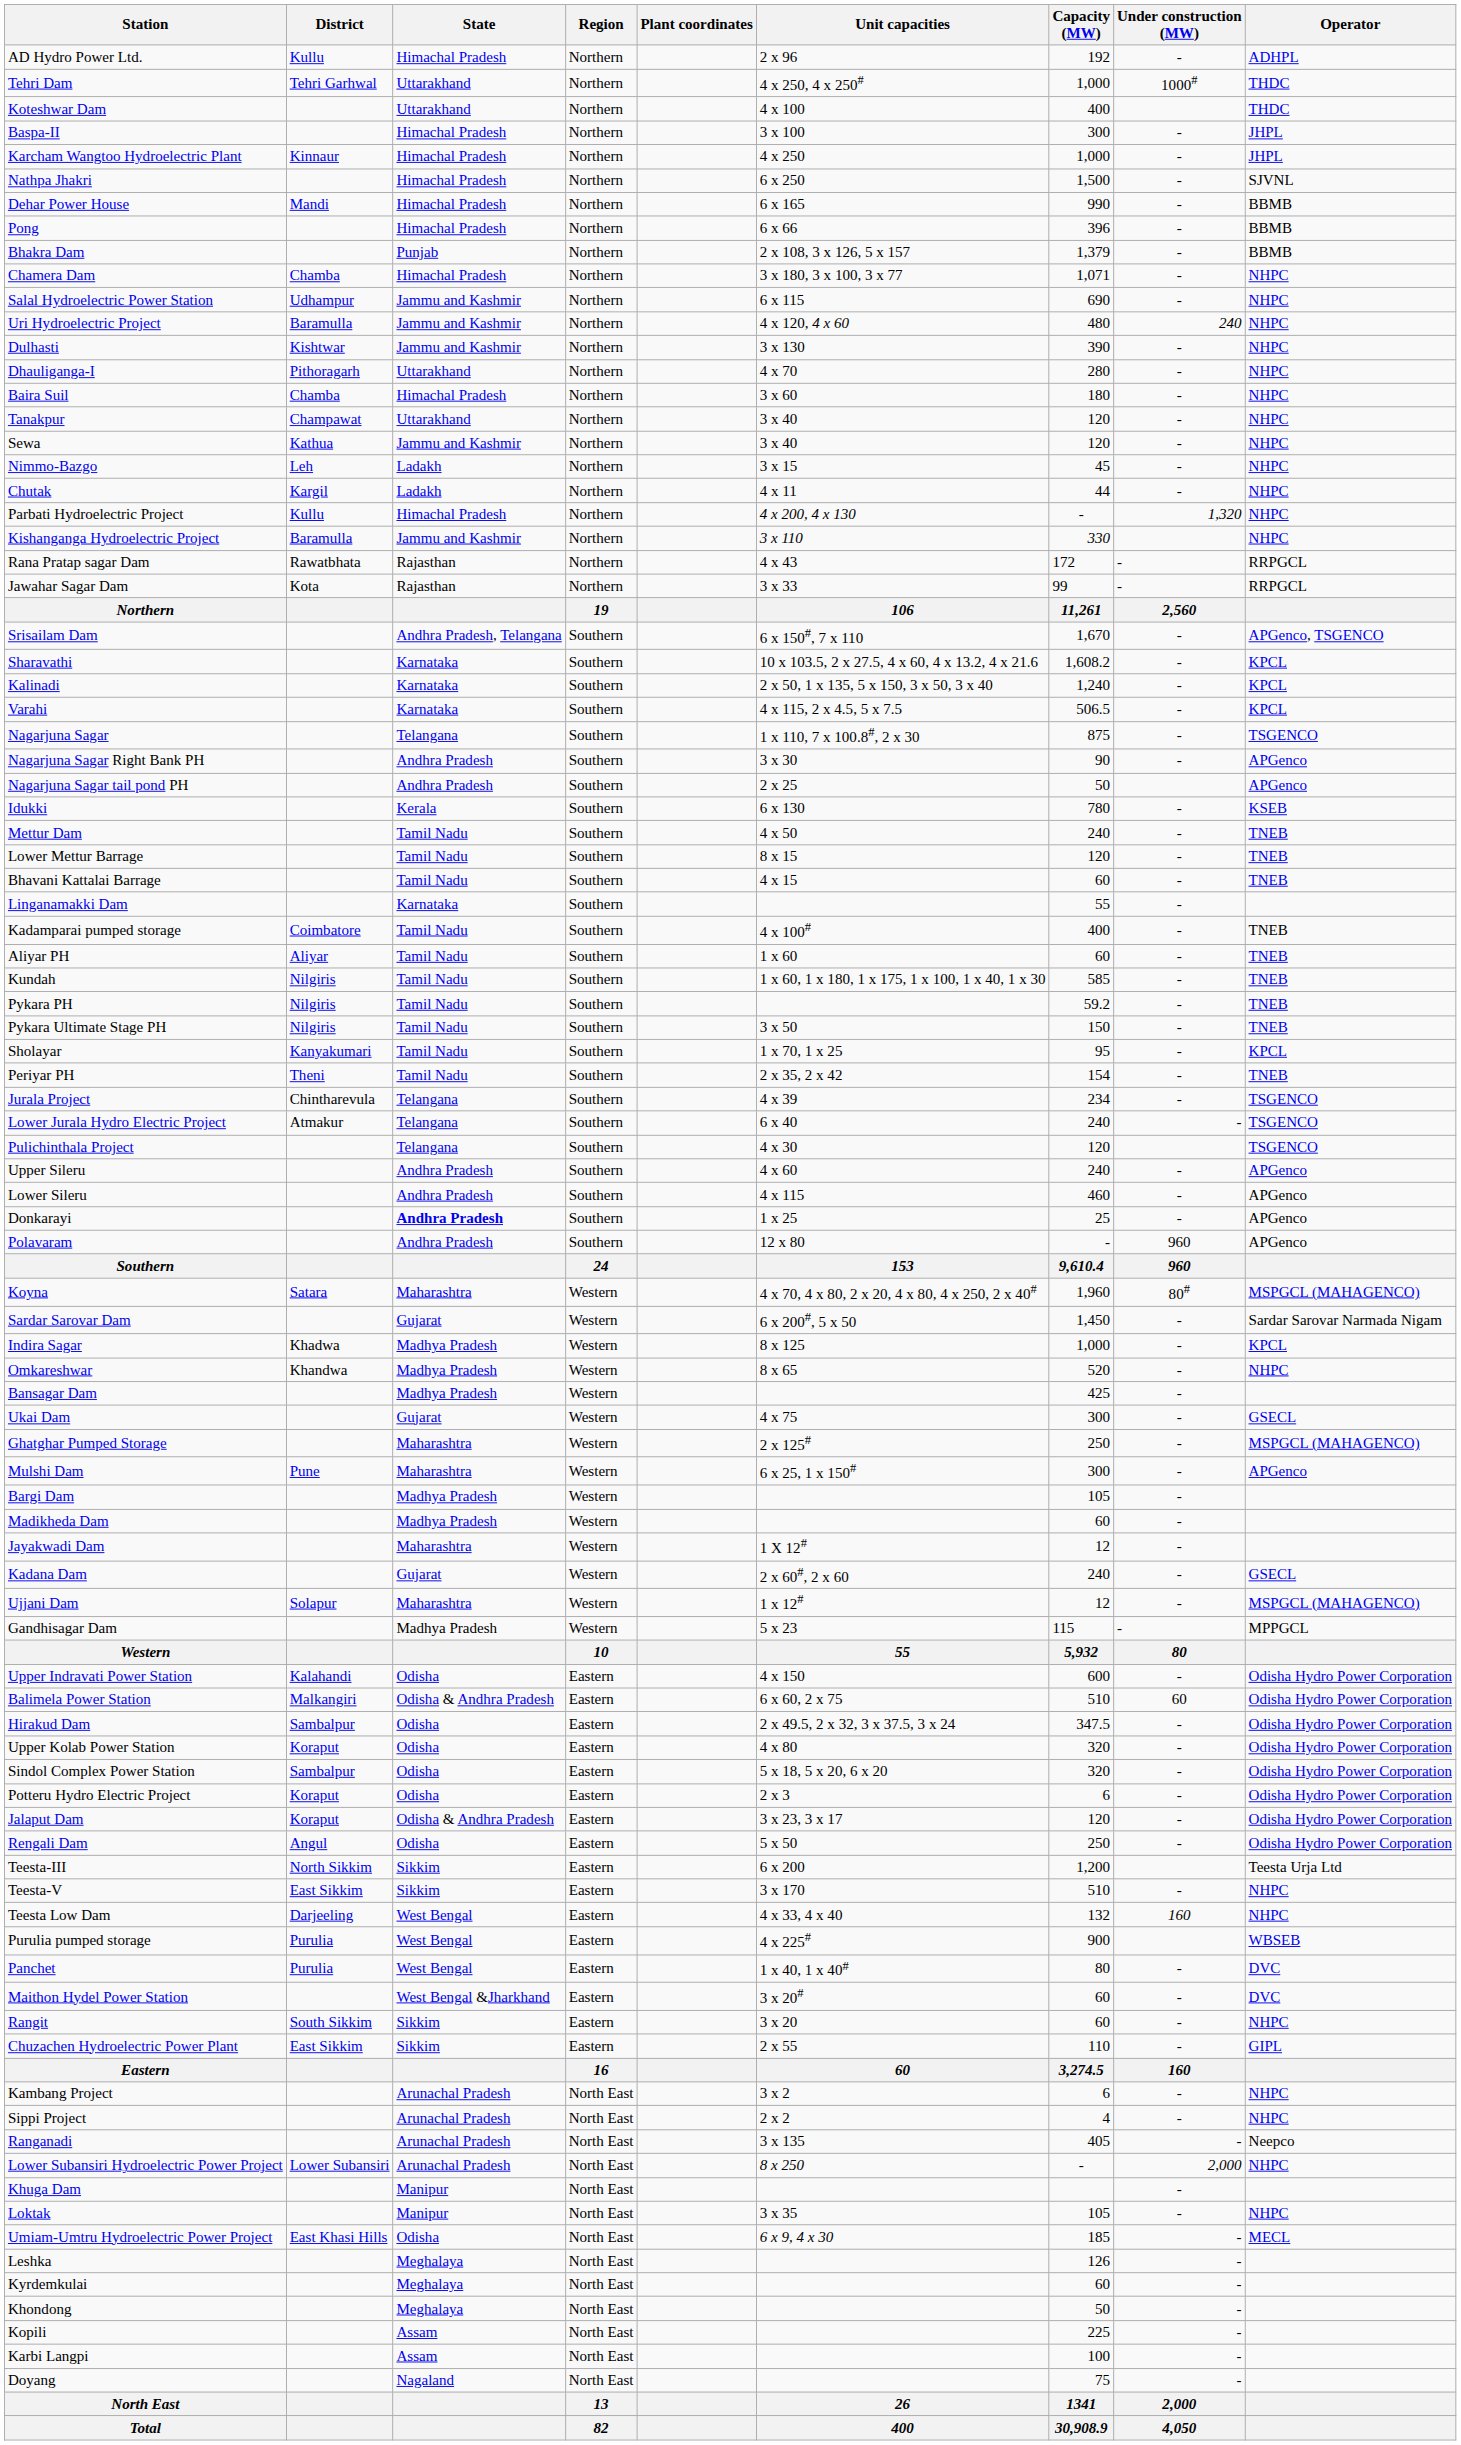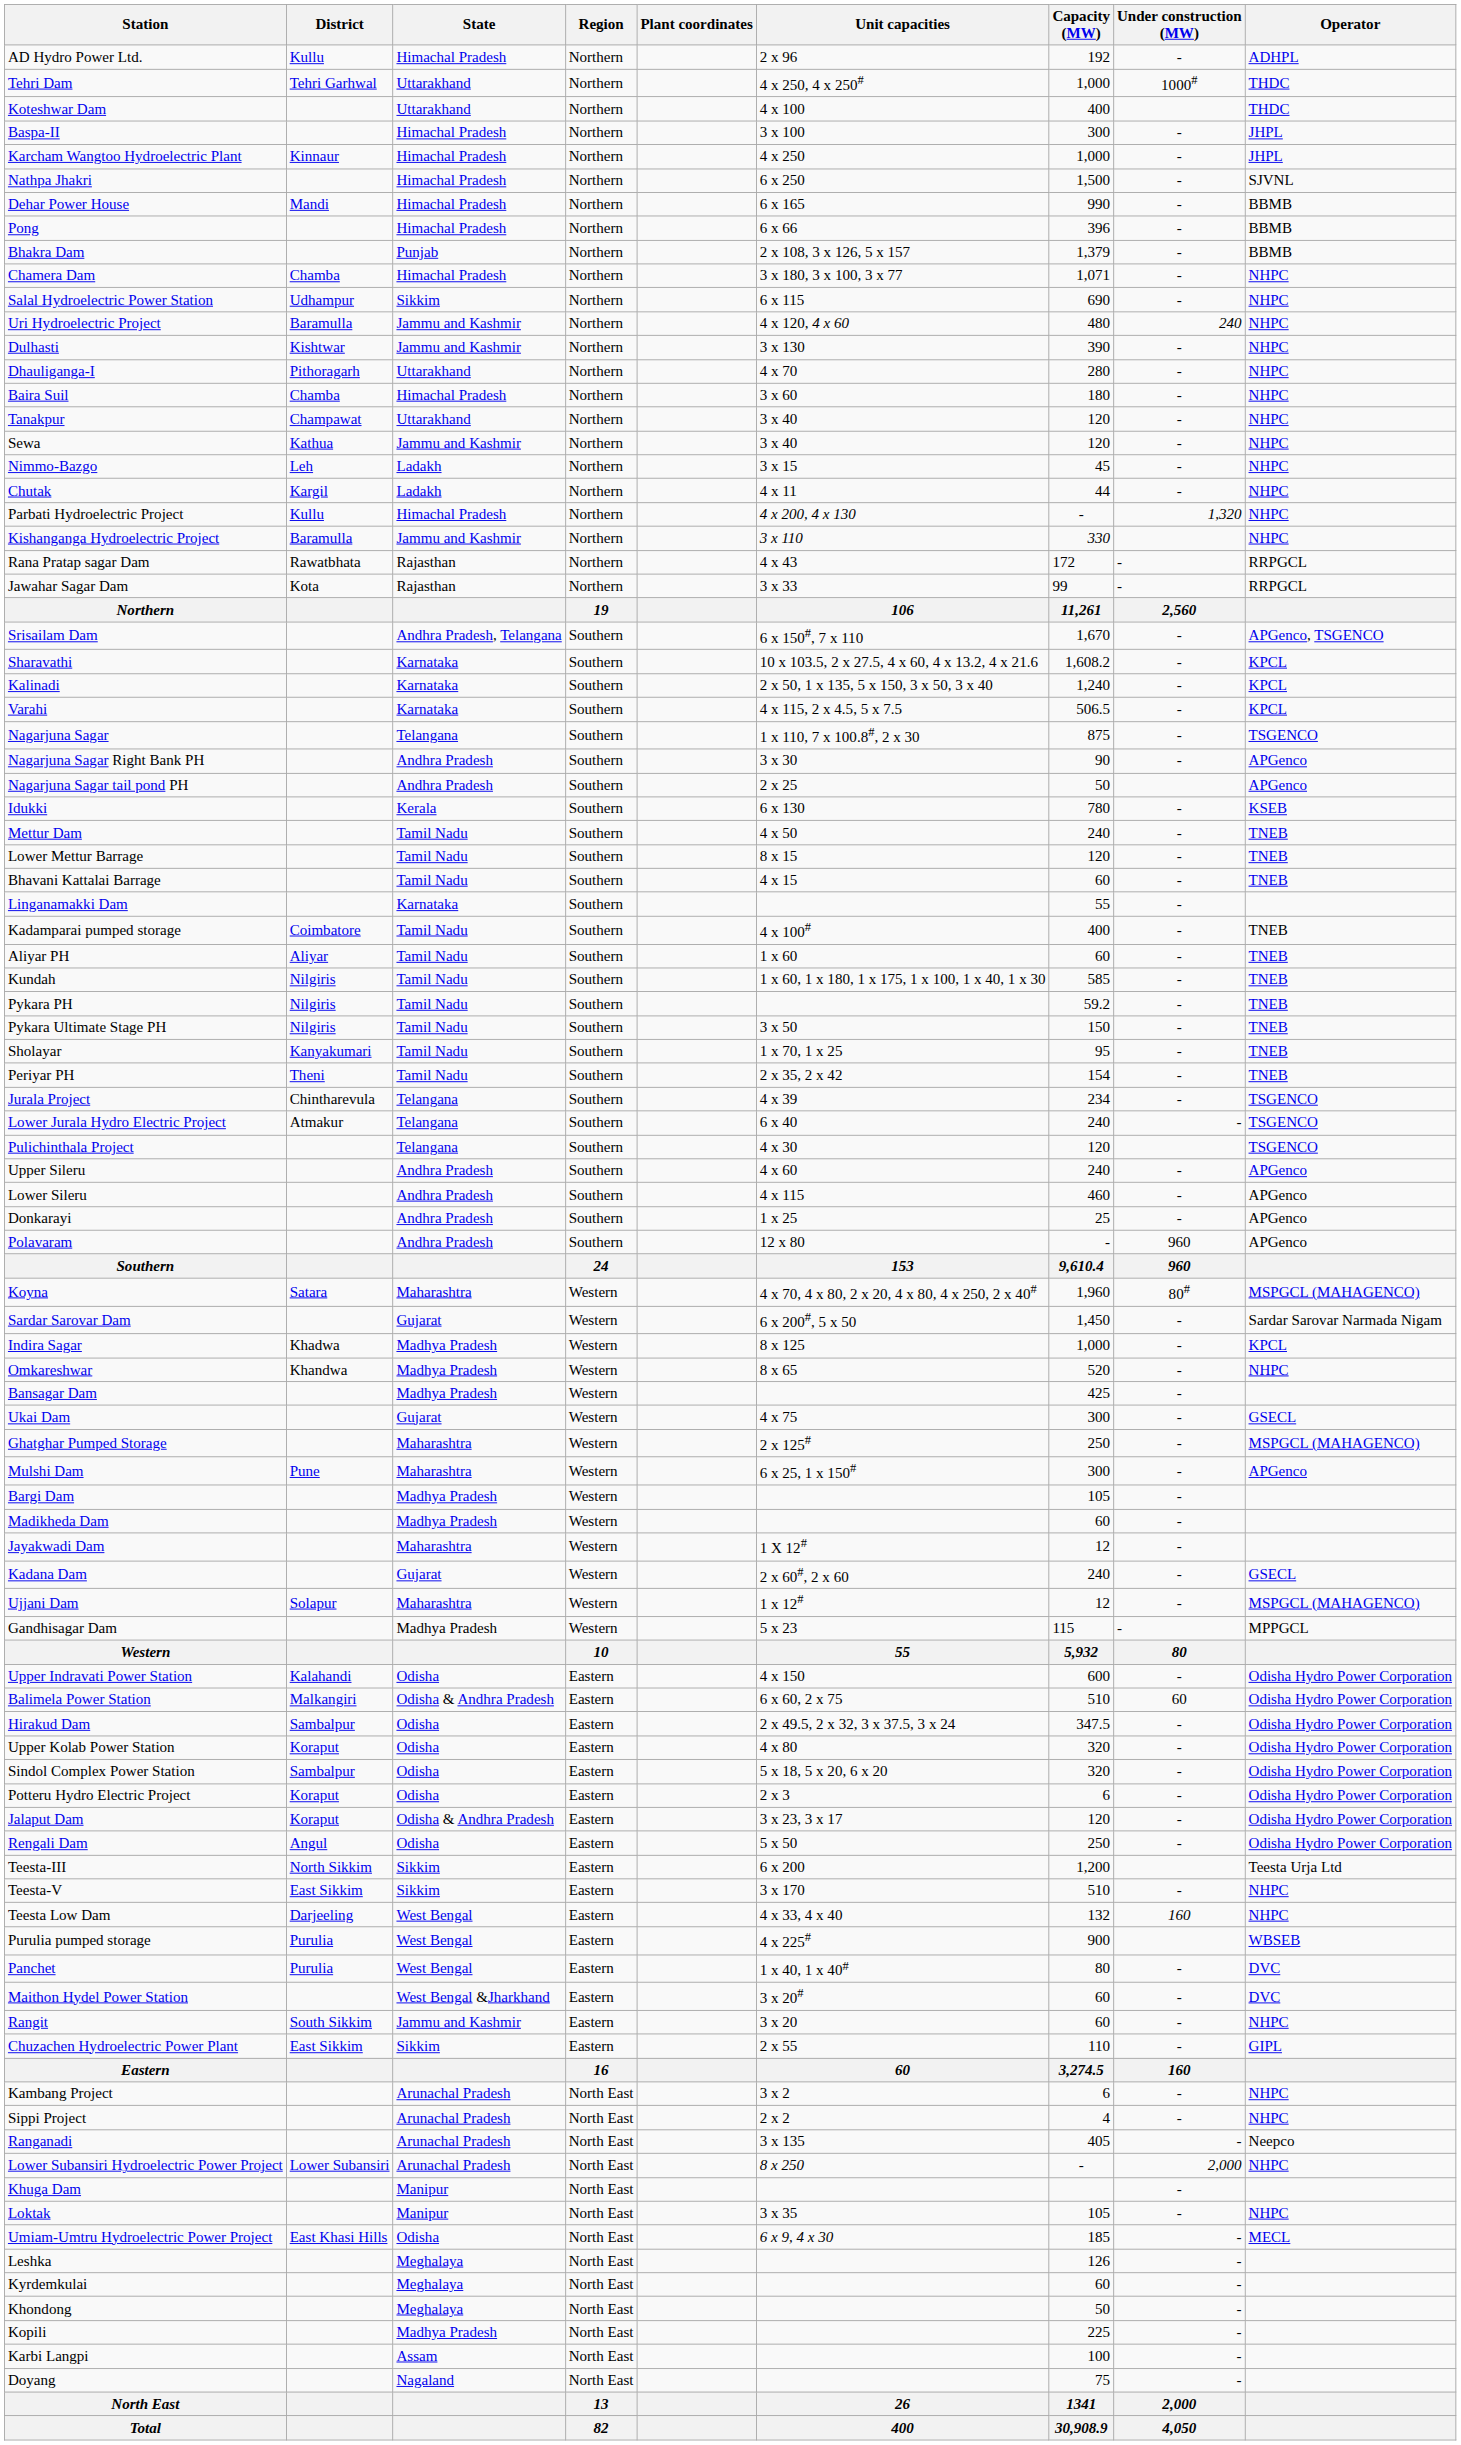(459, 299) Jammu and Kashmir -> (418, 299) Sikkim
(1268, 1051) KPCL -> (1268, 1051) TNEB
(450, 1218) bold -> (445, 1218) normal
(418, 2022) Sikkim -> (459, 2022) Jammu and Kashmir
(417, 2332) Assam -> (447, 2332) Madhya Pradesh
